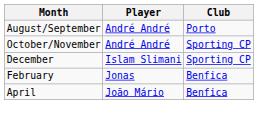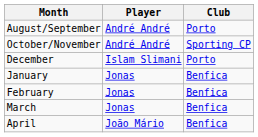(218, 60) Sporting CP -> (201, 60) Porto
+ row: (27, 76)
+ row: (21, 108)
